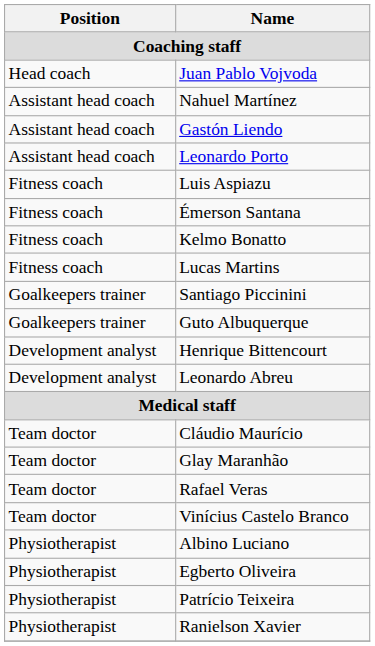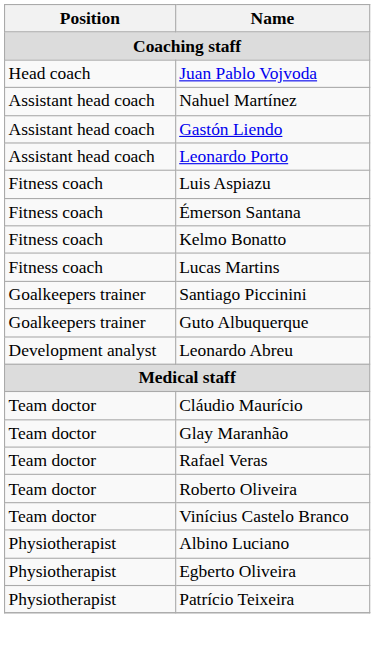- row: (253, 350)
+ row: (238, 488)
- row: (240, 626)
